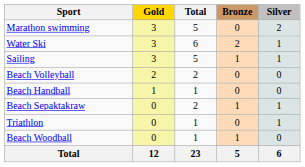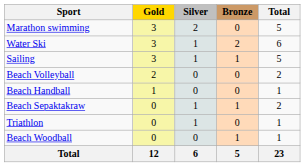columns swapped: (279, 12) <-> (196, 12)
